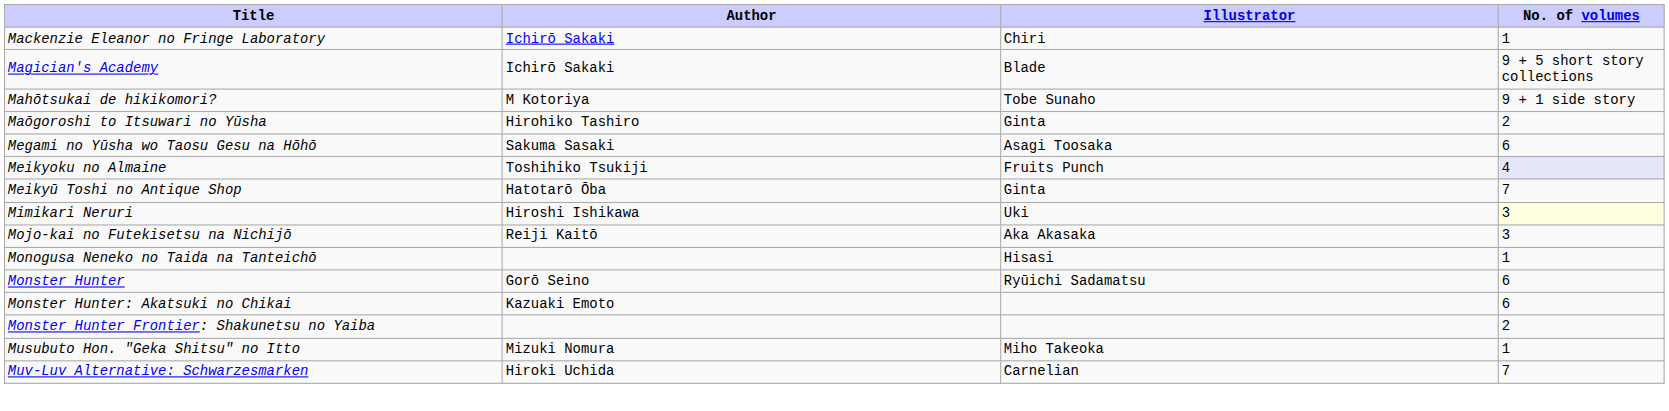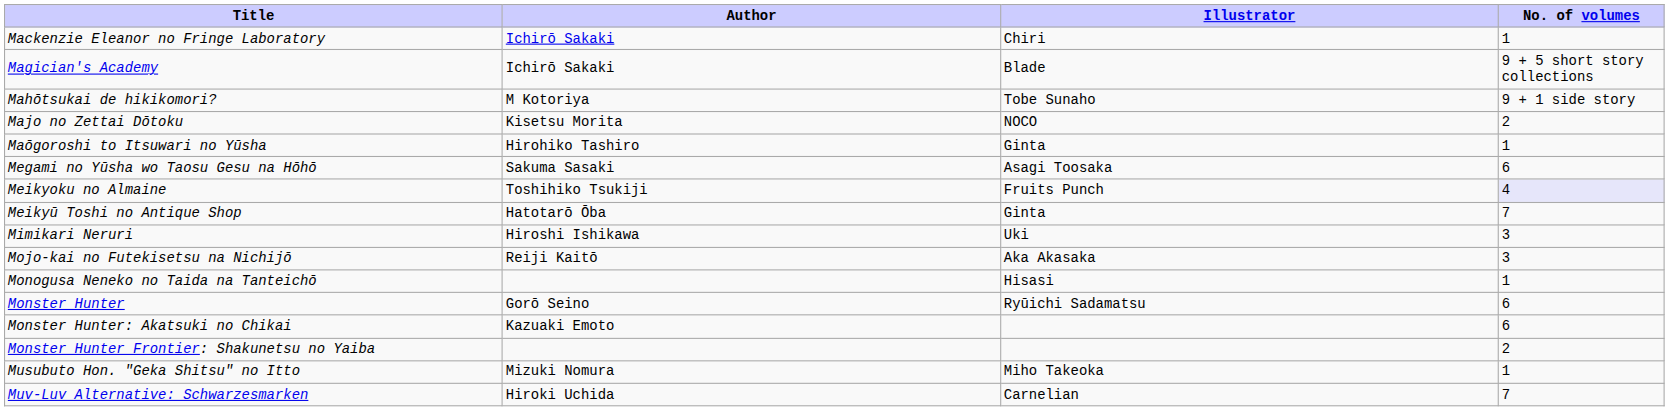+ row: (95, 123)
(1506, 123) 2 -> (1506, 145) 1
(1506, 213) lightyellow background -> (1506, 236) no background
